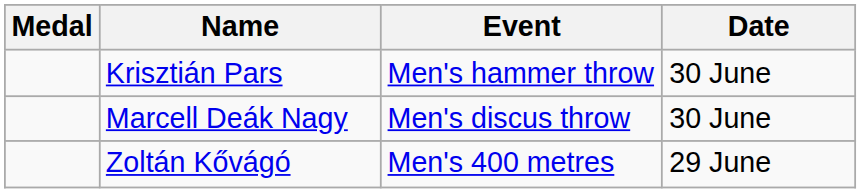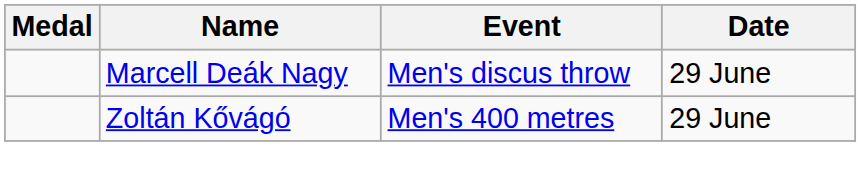- row: (194, 72)
(720, 118) 30 June -> (720, 72) 29 June
